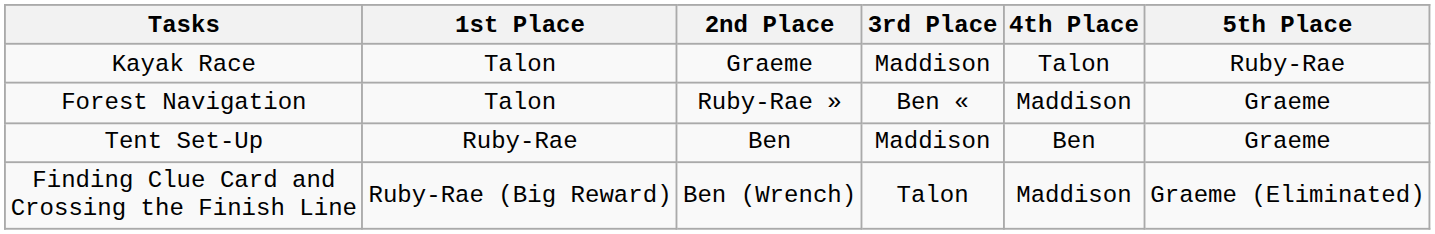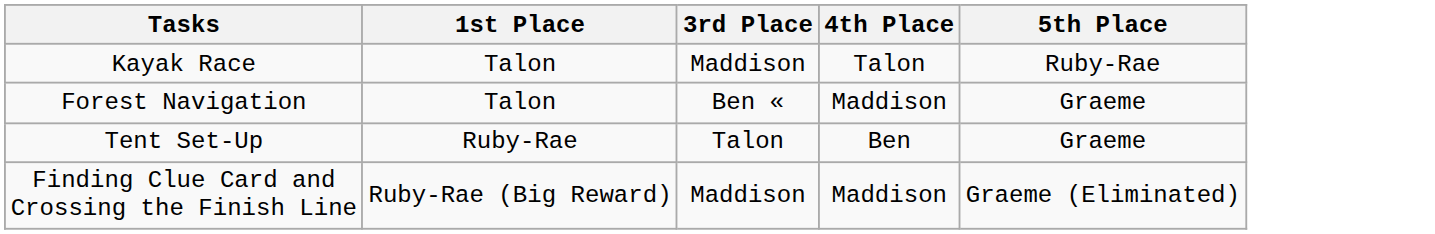- column: (770, 25)
(933, 142) Maddison -> (748, 142) Talon
(933, 195) Talon -> (748, 195) Maddison
